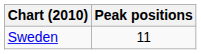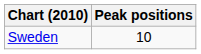(144, 37) 11 -> (144, 37) 10
